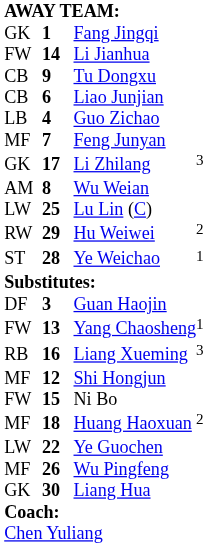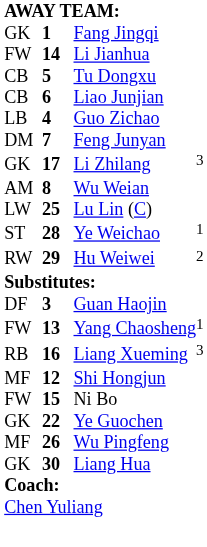(47, 75) 9 -> (47, 75) 5
(17, 140) MF -> (19, 140) DM
rows swapped: (114, 232) <-> (117, 259)
- row: (133, 423)
(18, 447) LW -> (17, 421) GK
